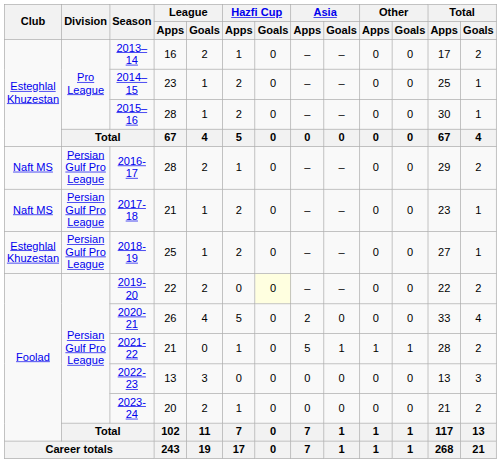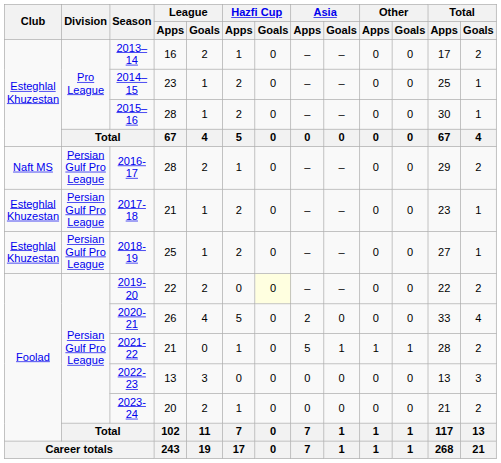(33, 210) Naft MS -> (33, 210) Esteghlal Khuzestan
